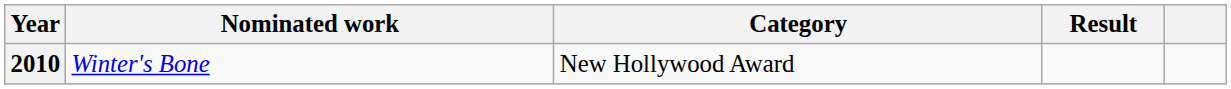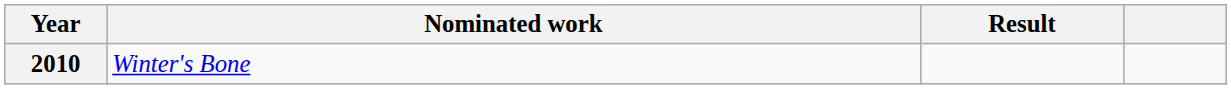- column: (798, 24)
